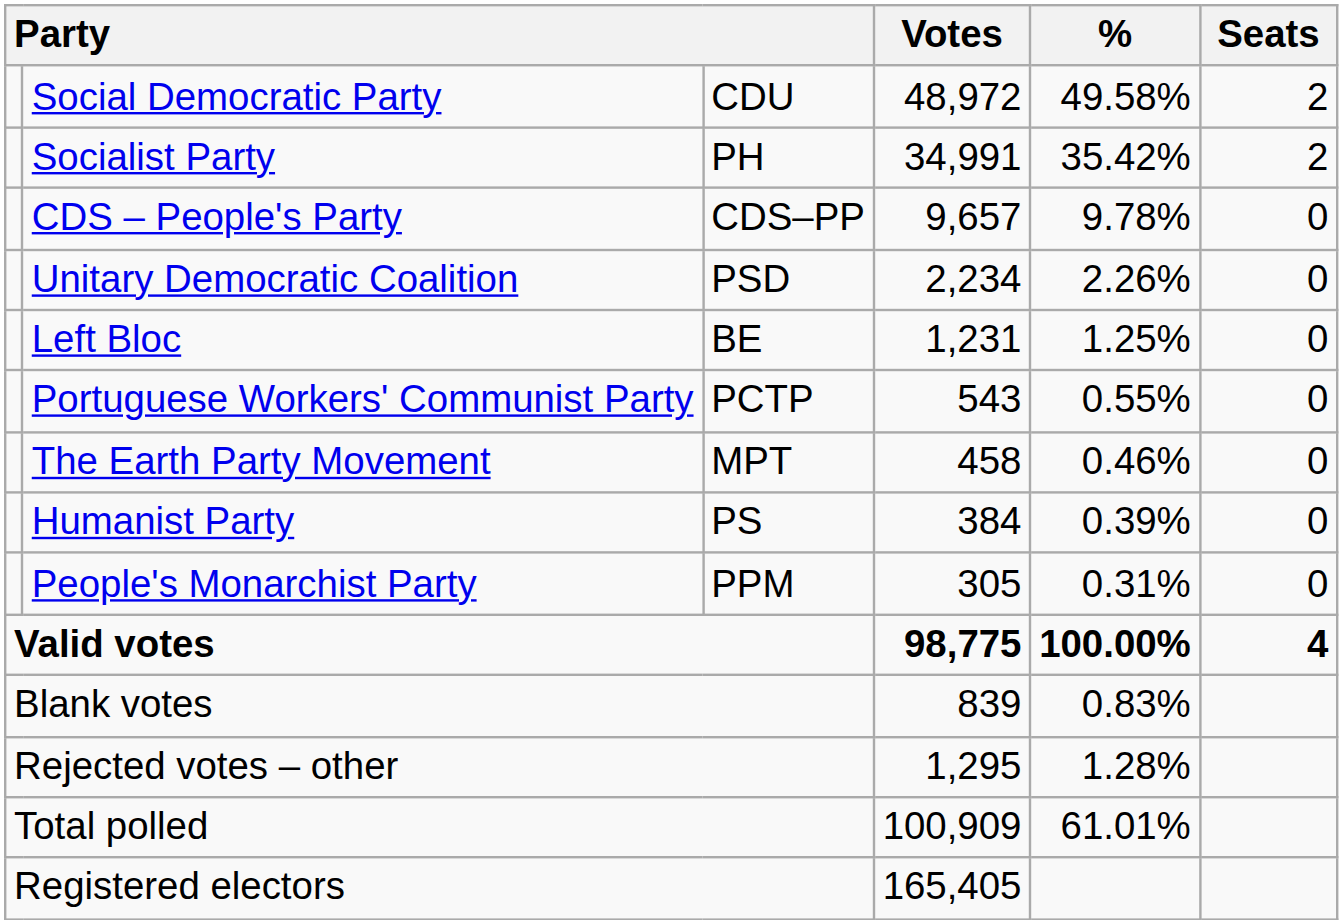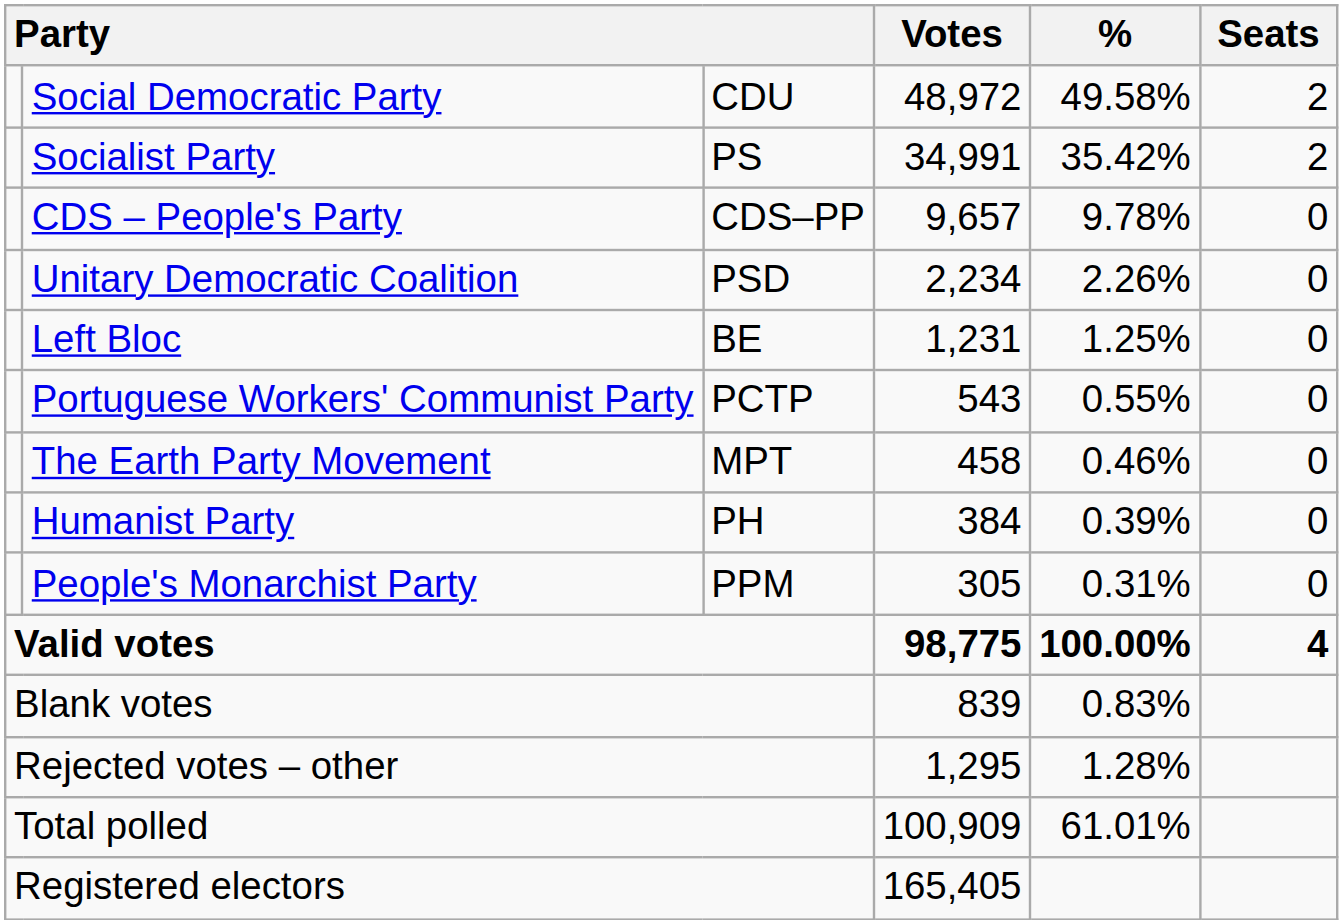(738, 156) PH -> (737, 156) PS
(737, 522) PS -> (738, 522) PH
